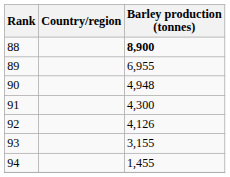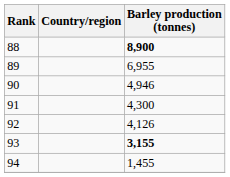(141, 85) 4,948 -> (141, 85) 4,946
(141, 143) normal -> (141, 143) bold
